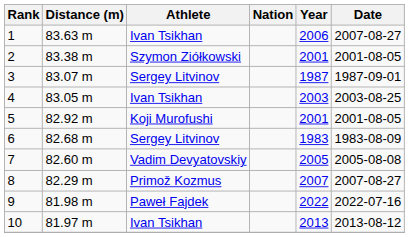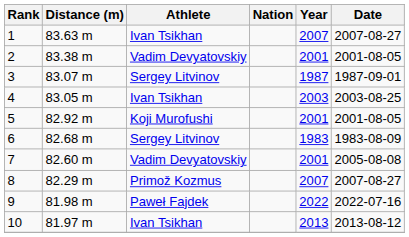(314, 36) 2006 -> (314, 36) 2007
(185, 56) Szymon Ziółkowski -> (188, 56) Vadim Devyatovskiy
(314, 160) 2005 -> (314, 160) 2001
